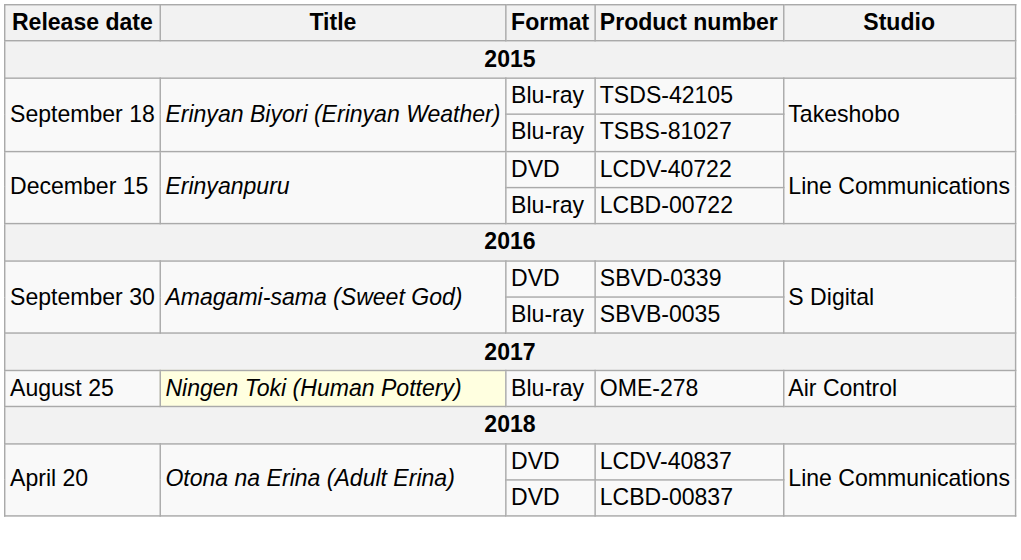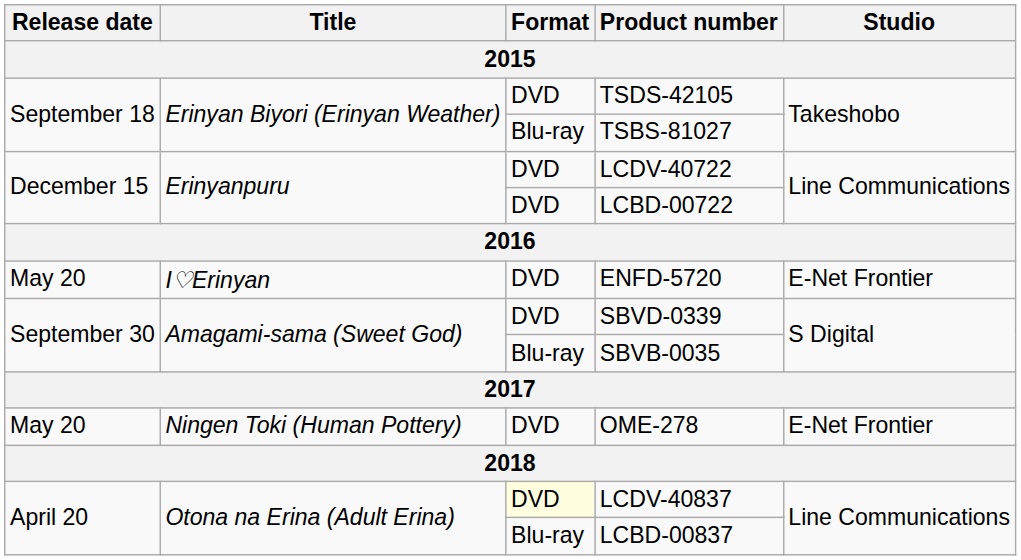(548, 95) Blu-ray -> (535, 95) DVD
(548, 205) Blu-ray -> (535, 205) DVD
+ row: (661, 279)
(62, 388) August 25 -> (48, 426) May 20
(314, 388) lightyellow background -> (314, 426) no background
(548, 388) Blu-ray -> (535, 426) DVD
(843, 388) Air Control -> (861, 426) E-Net Frontier
(535, 461) no background -> (535, 499) lightyellow background
(535, 497) DVD -> (548, 535) Blu-ray
